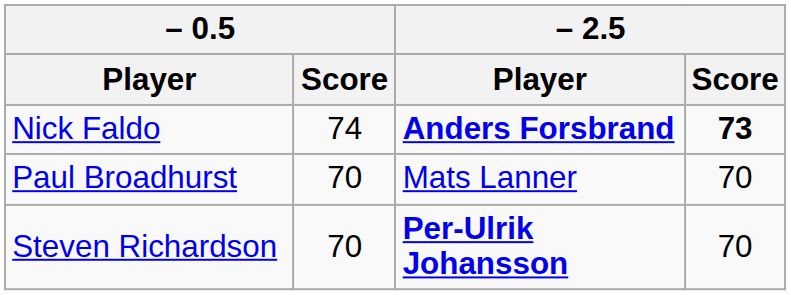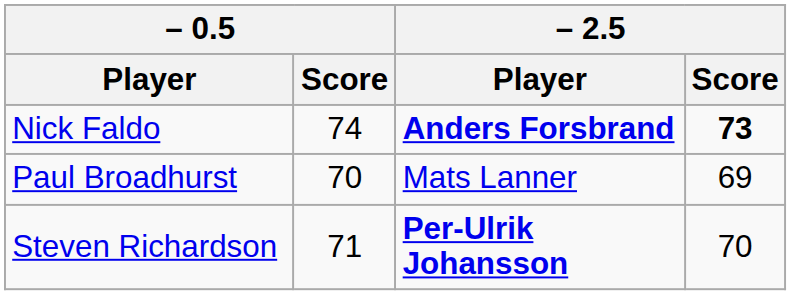(735, 178) 70 -> (735, 178) 69
(345, 245) 70 -> (345, 245) 71
